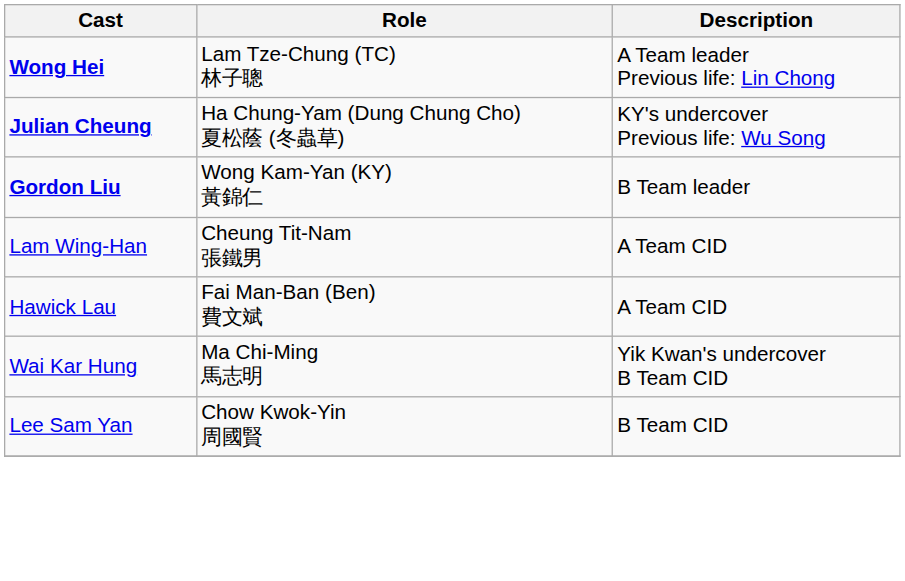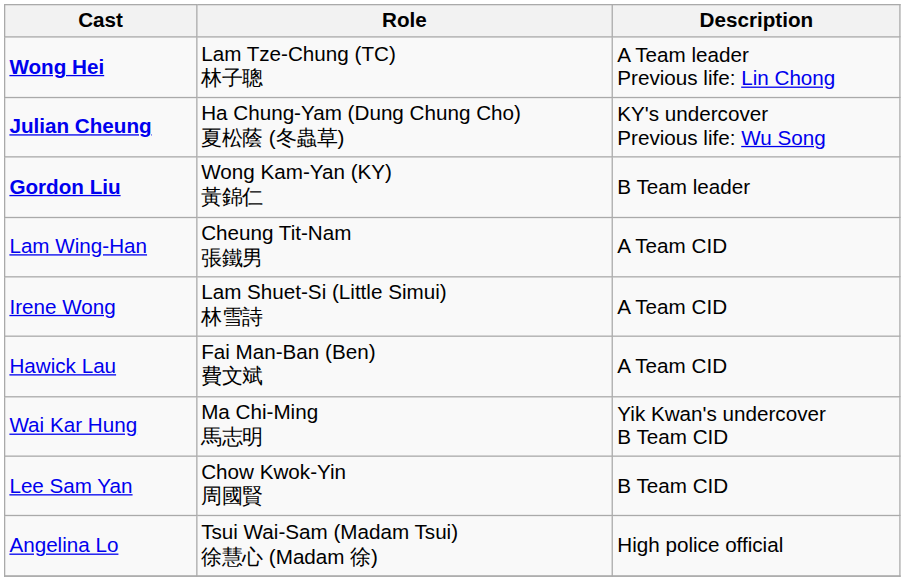+ row: (63, 306)
+ row: (64, 545)
